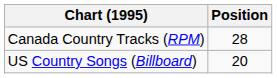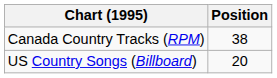(240, 38) 28 -> (240, 38) 38
